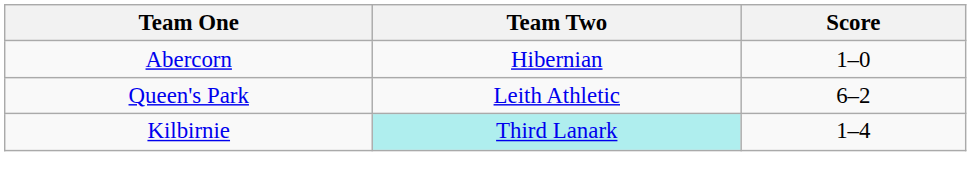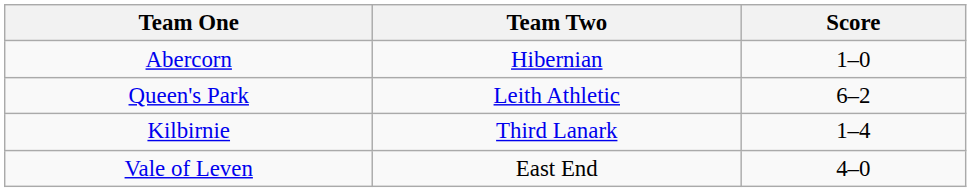(557, 131) paleturquoise background -> (557, 131) no background
+ row: (189, 167)
